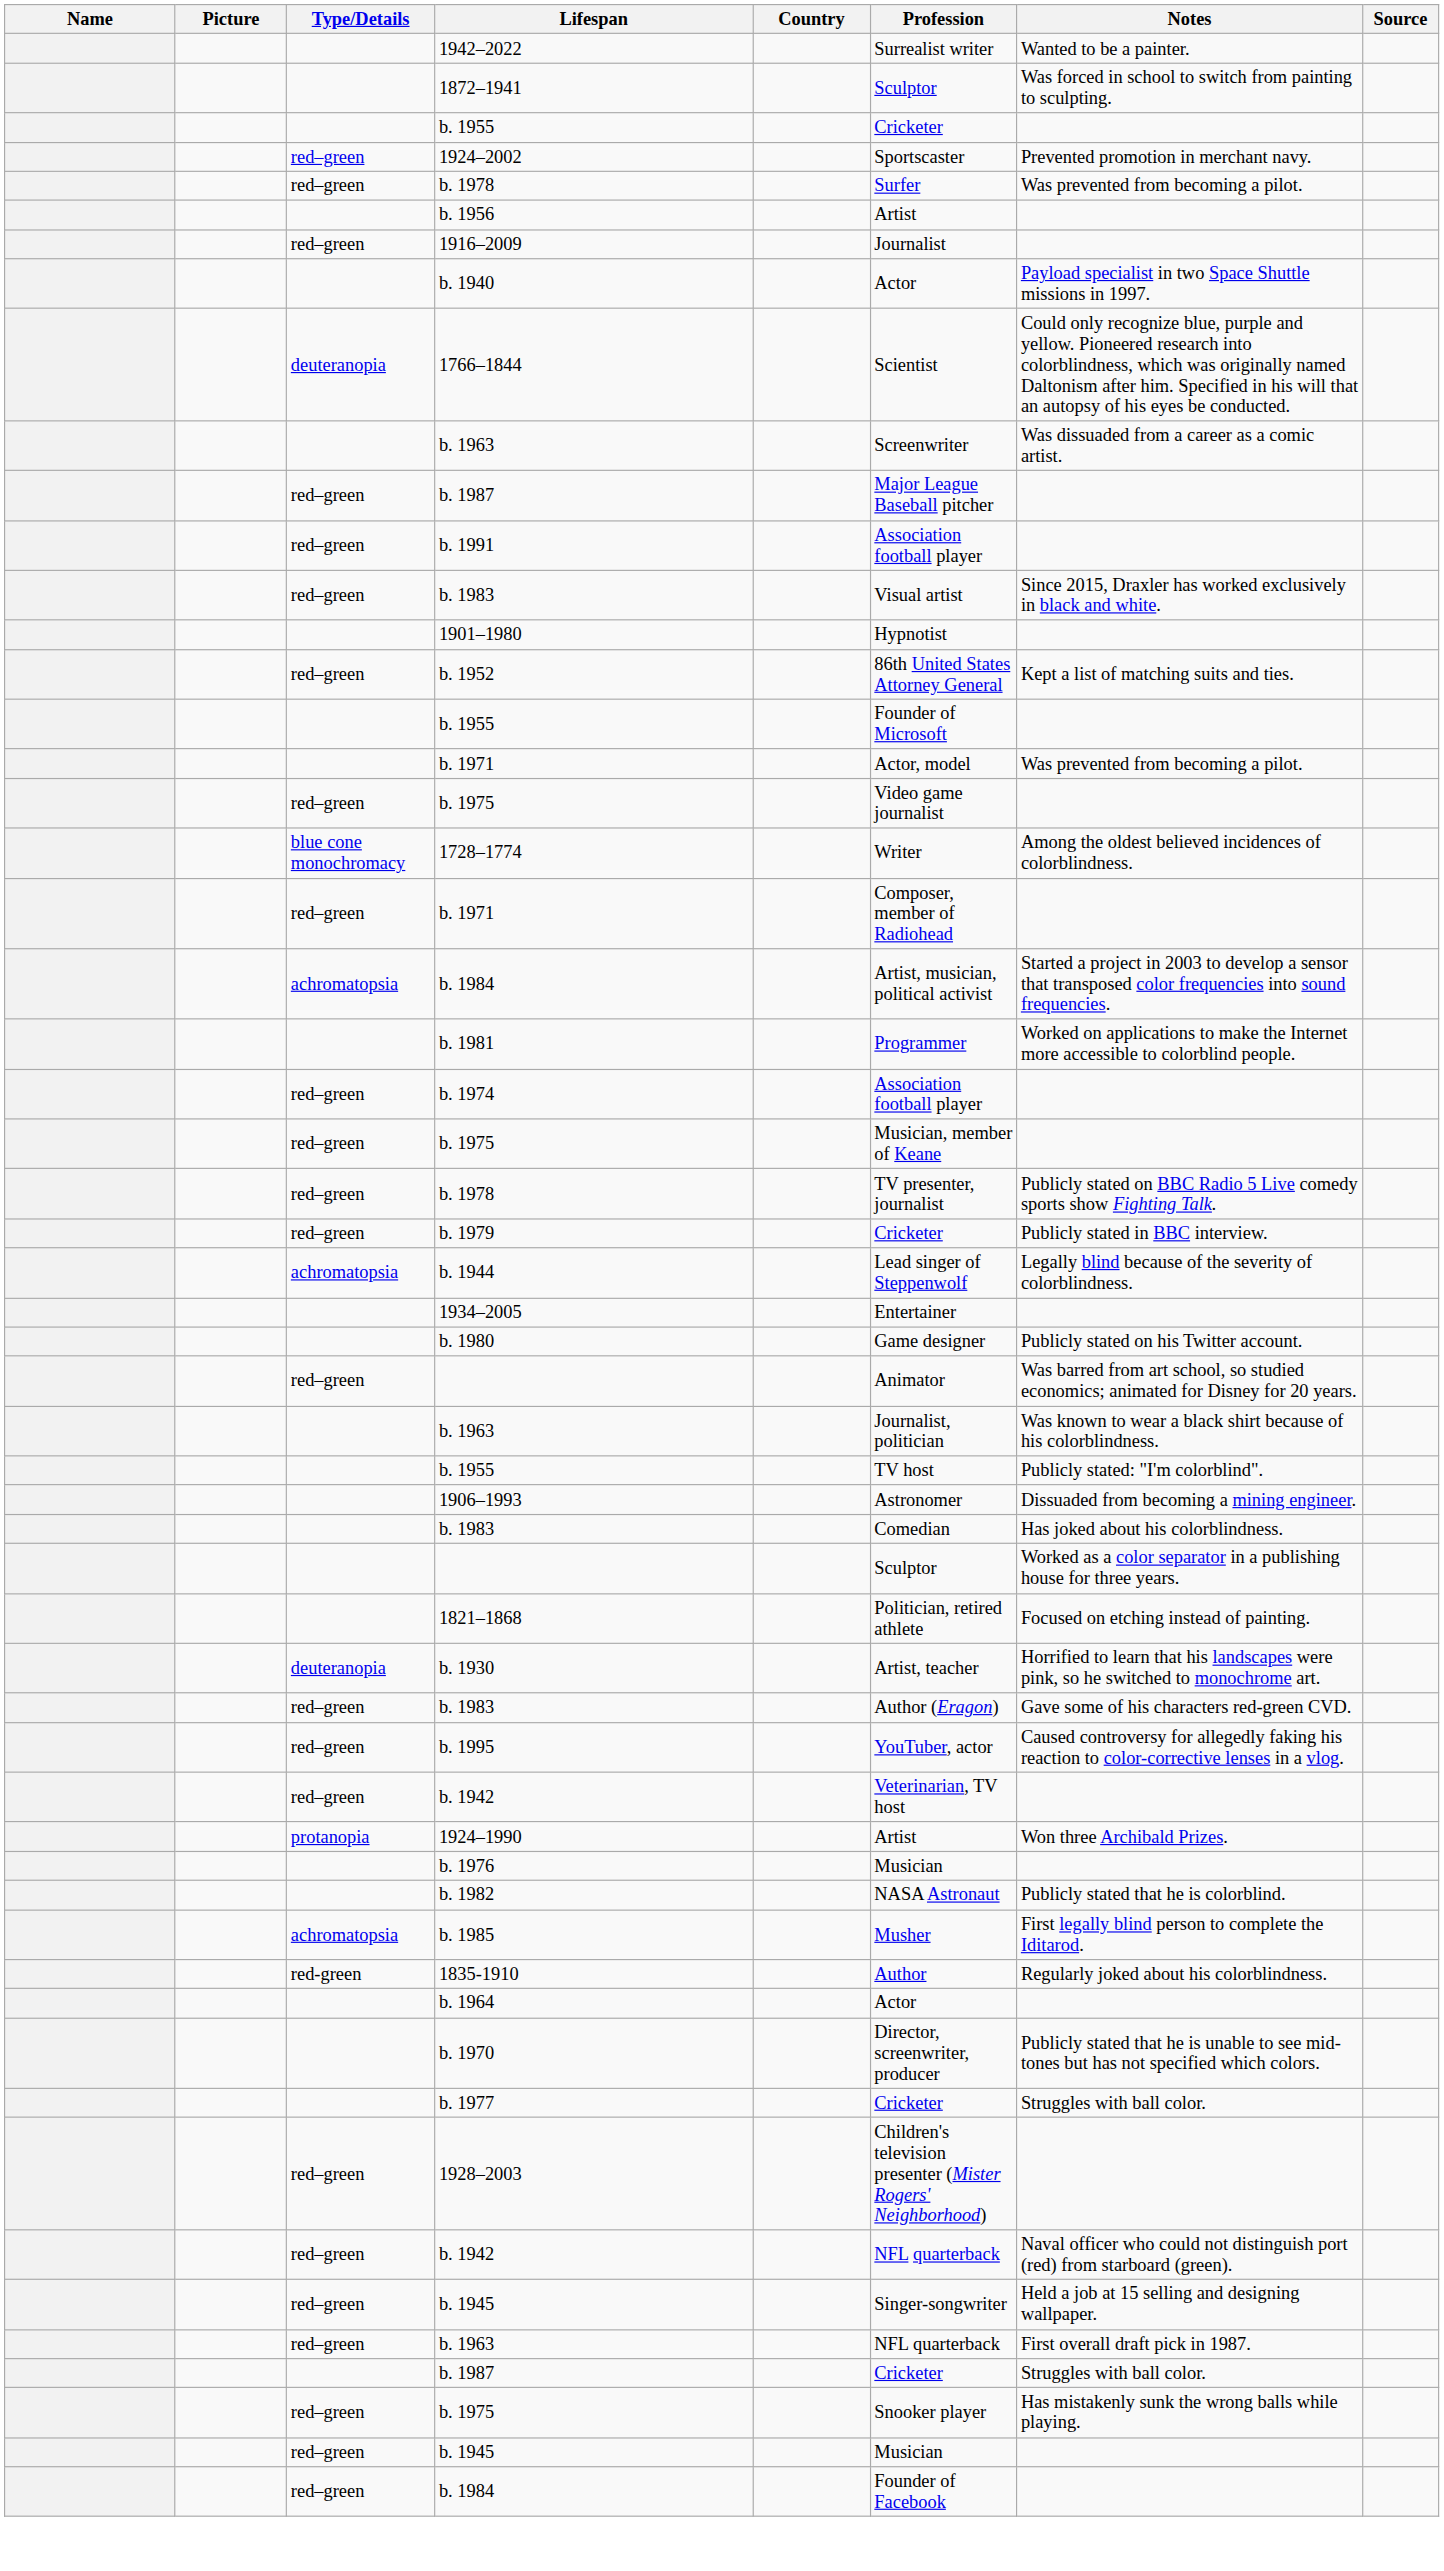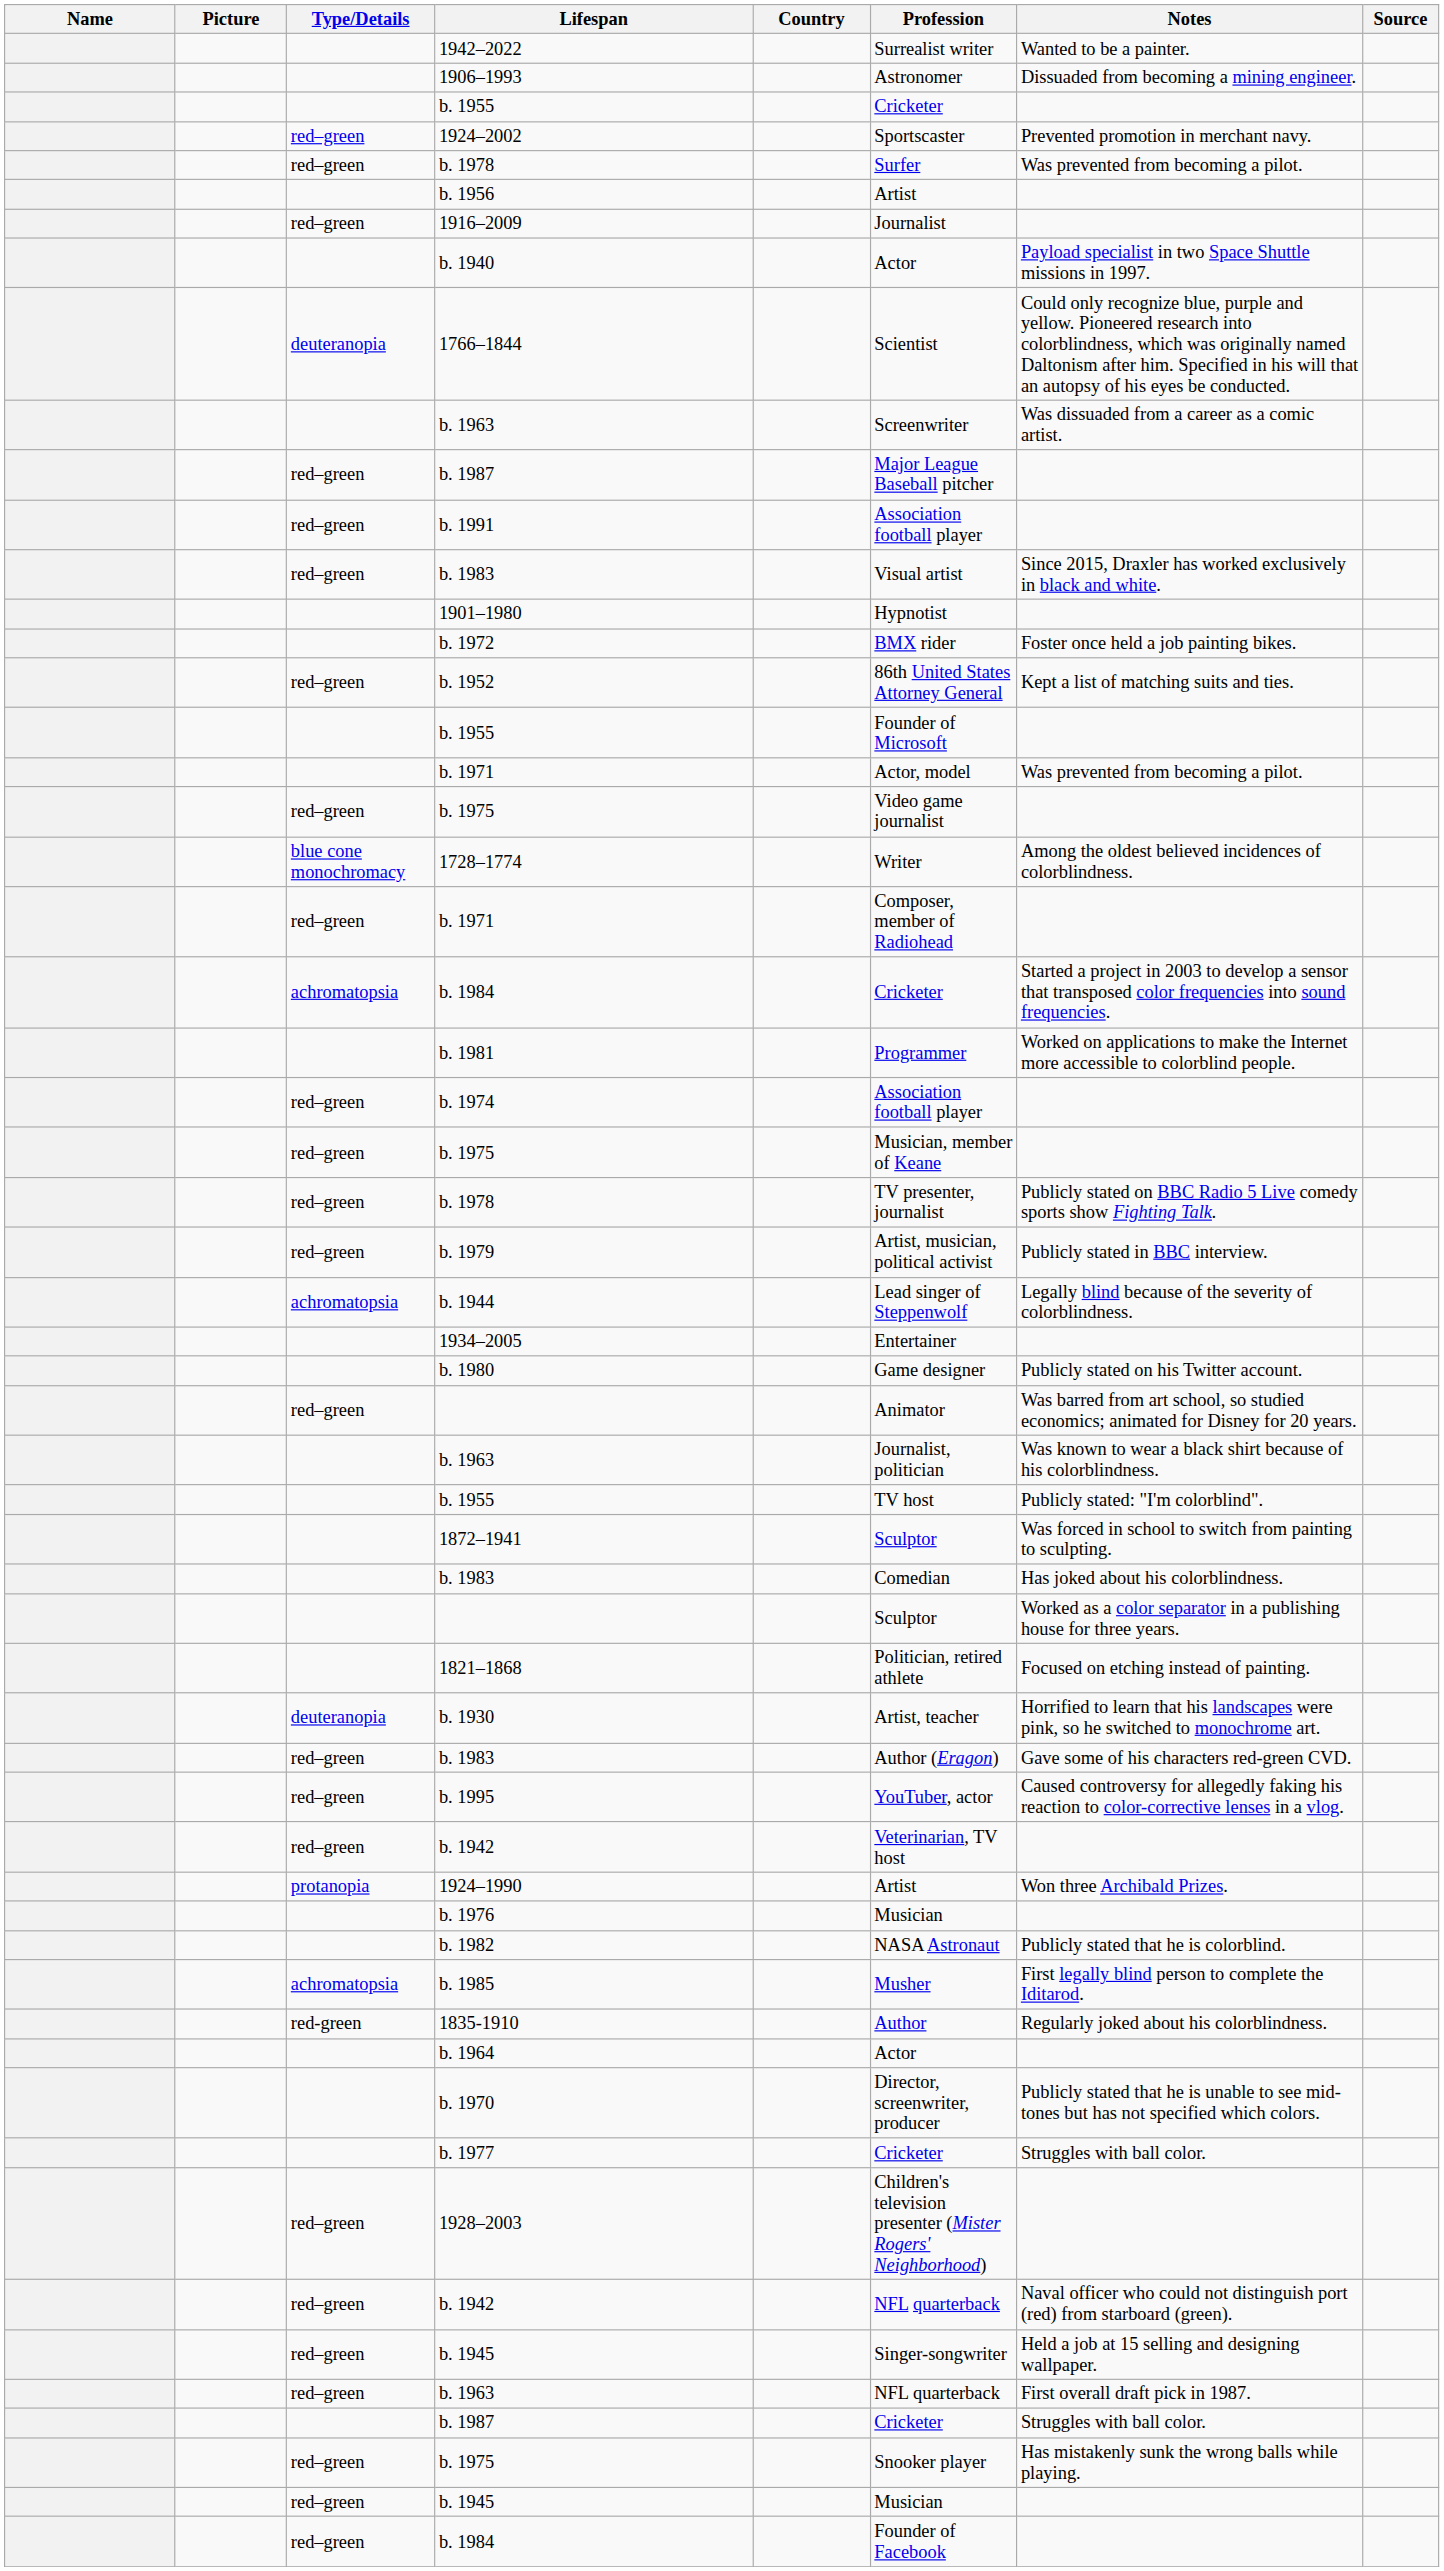rows swapped: (361, 88) <-> (361, 1500)
+ row: (361, 643)
(935, 983) Artist, musician, political activist -> (909, 992) Cricketer
(909, 1233) Cricketer -> (935, 1252) Artist, musician, political activist
